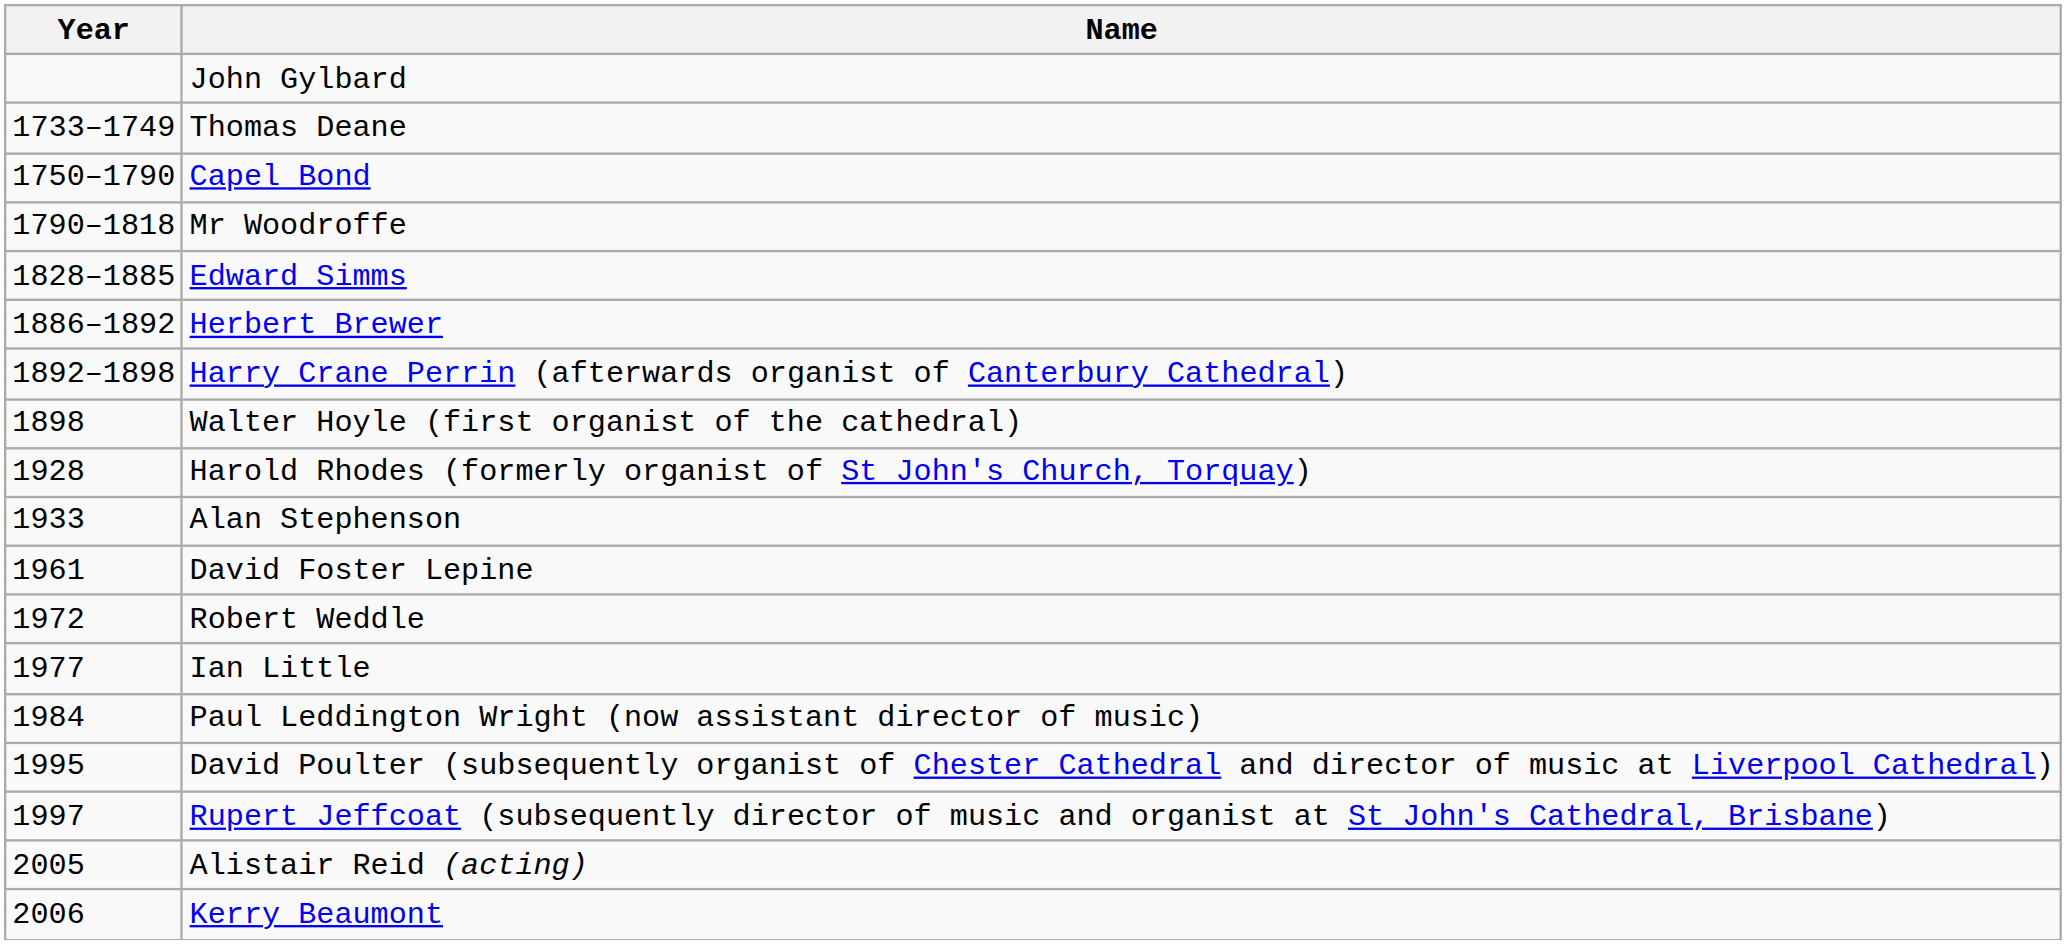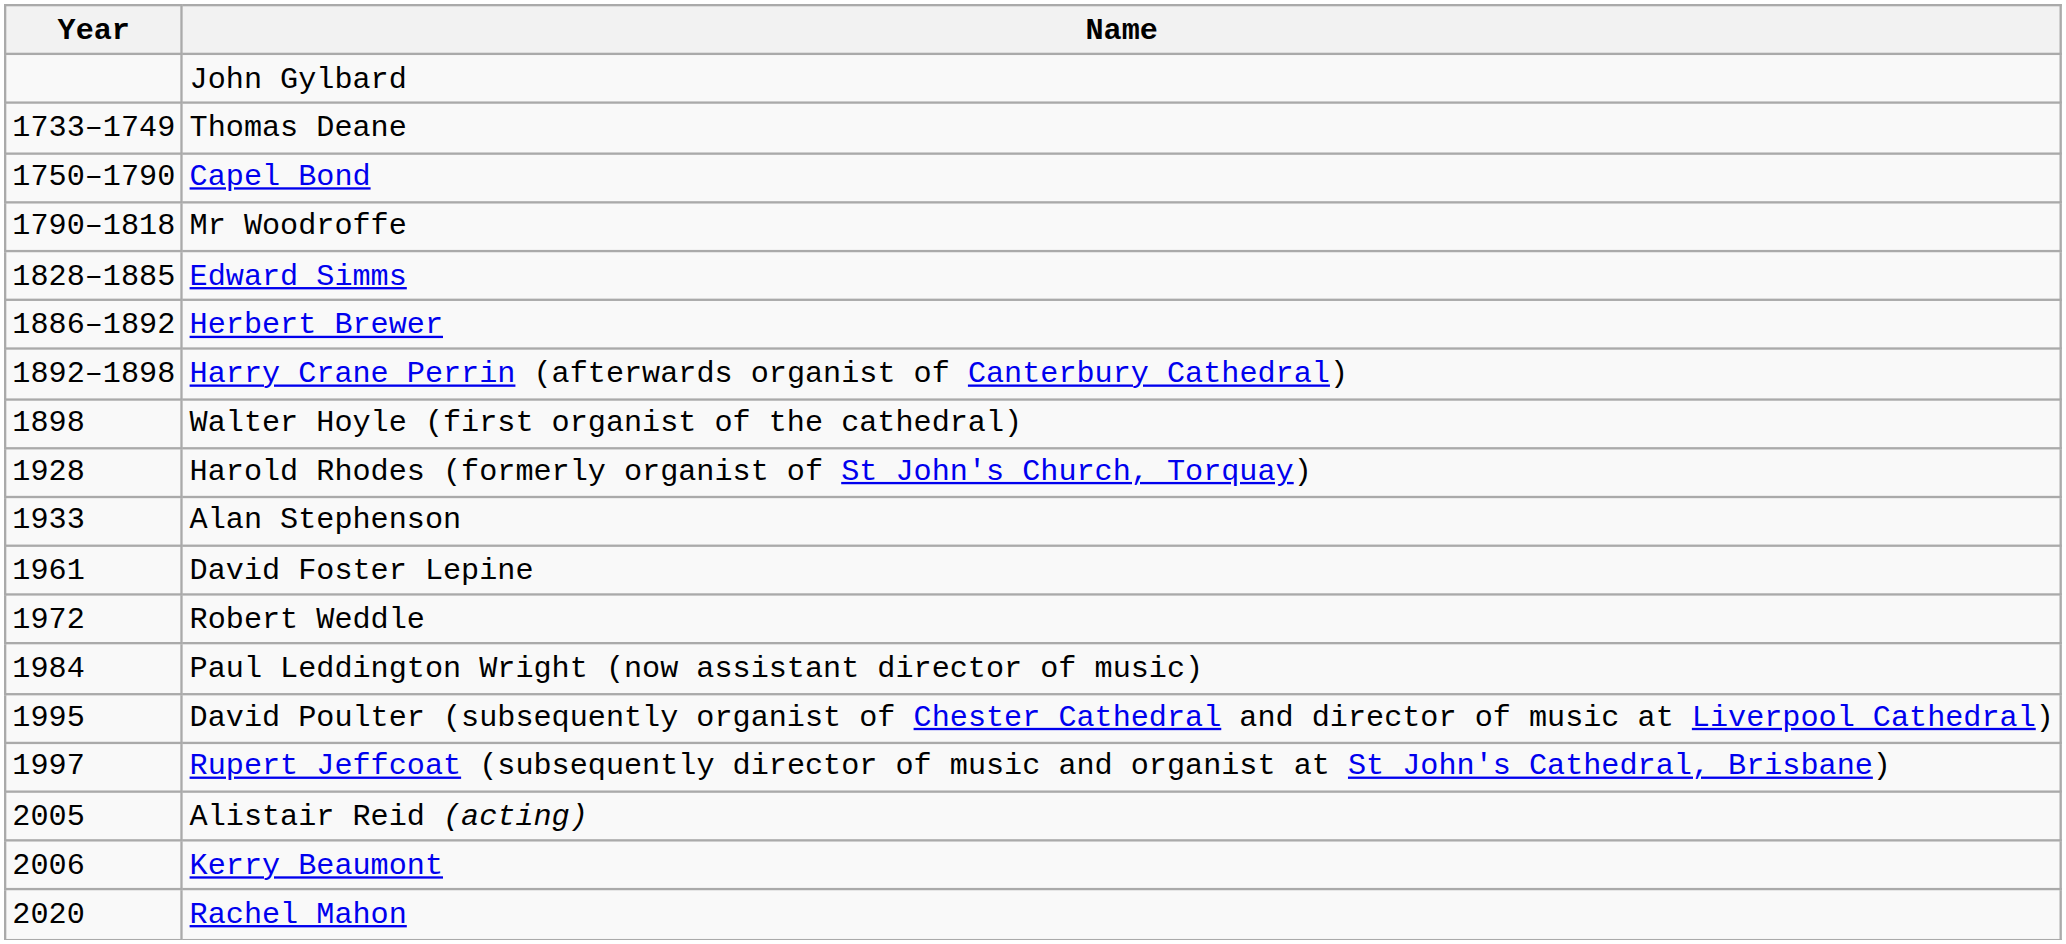- row: (280, 669)
+ row: (298, 915)
